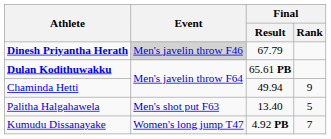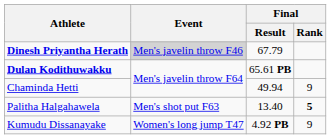(310, 106) normal -> (310, 106) bold
(310, 125) 7 -> (310, 125) 9
